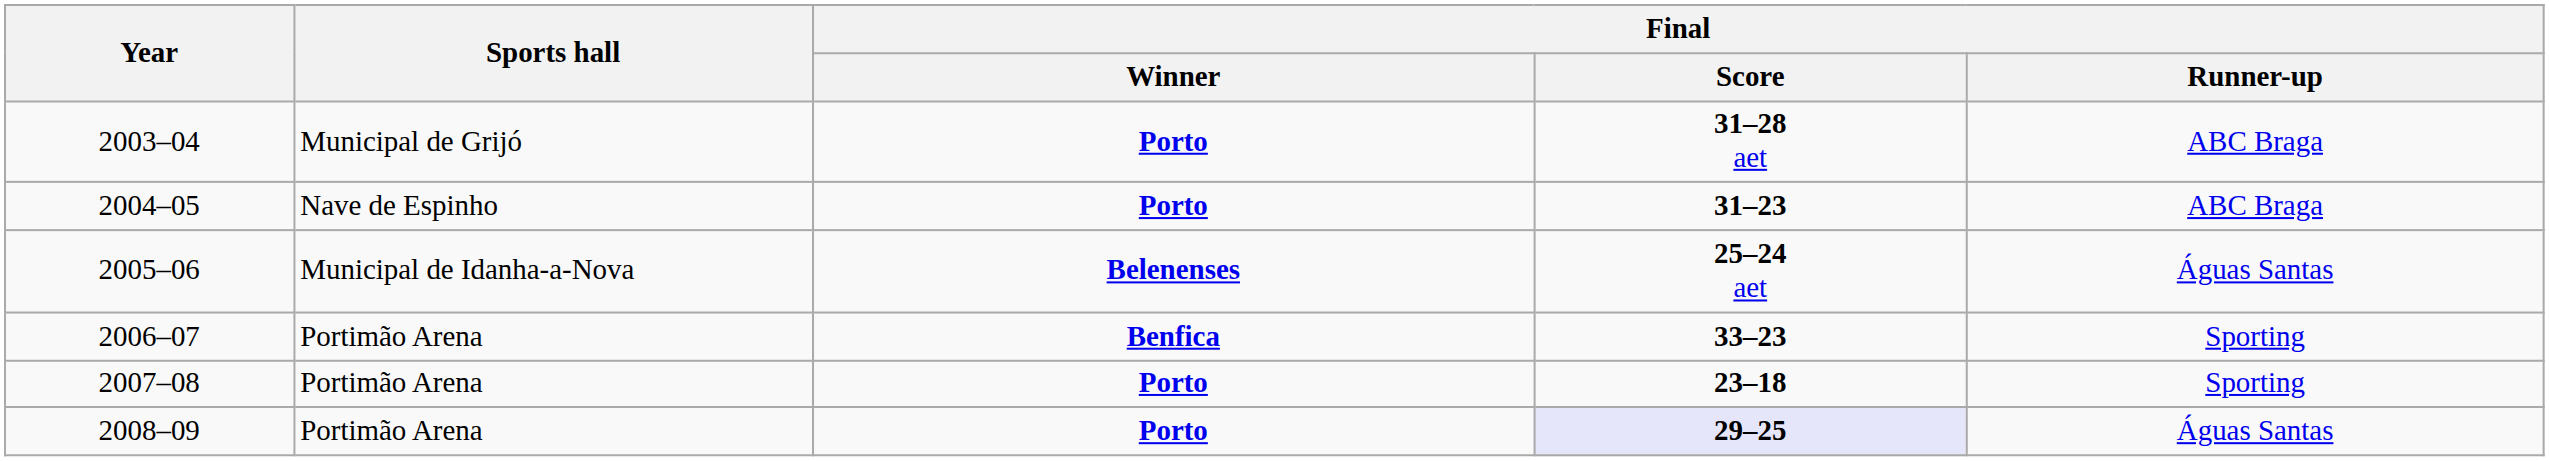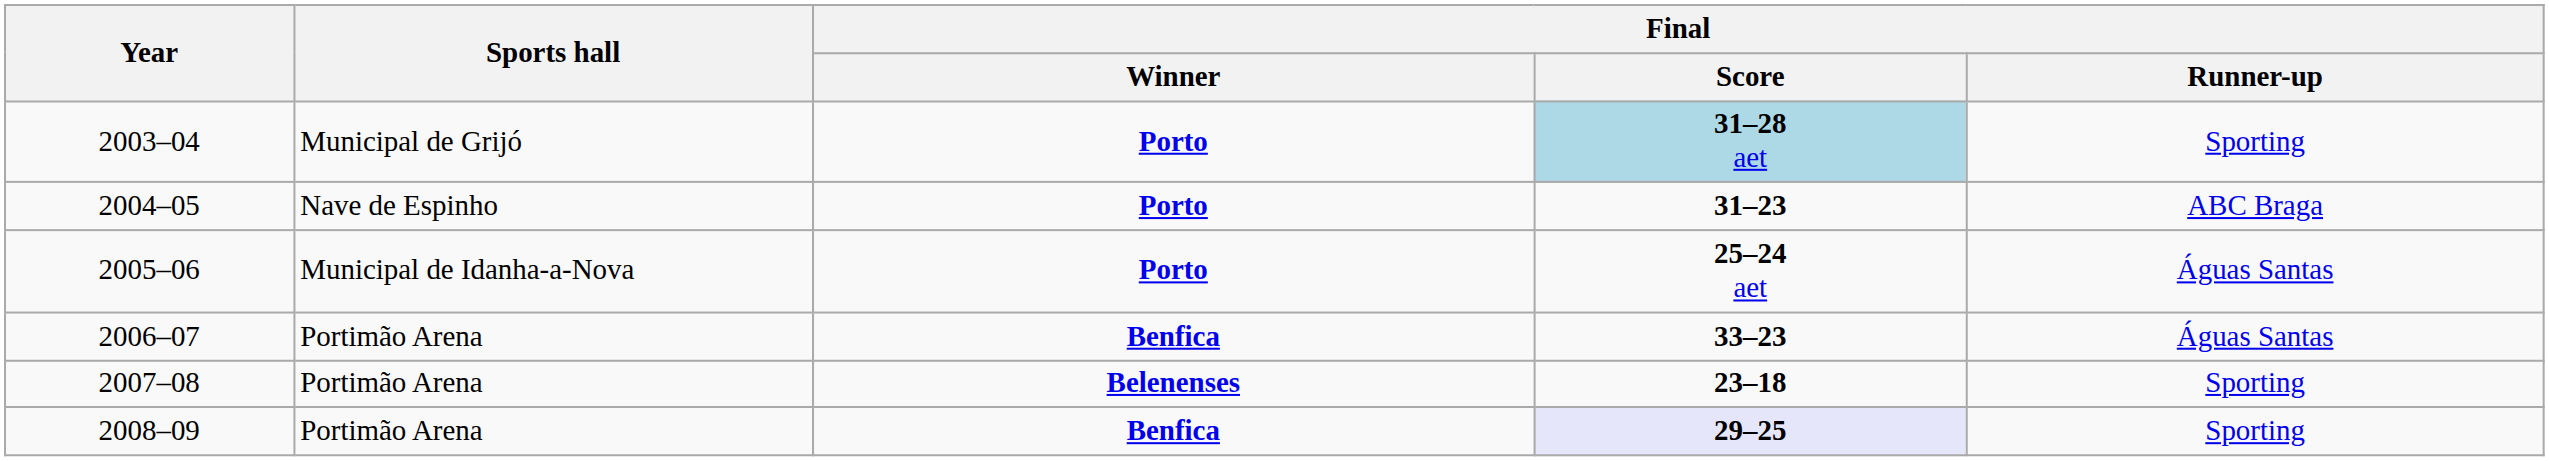(1750, 141) no background -> (1750, 141) lightblue background
(2255, 141) ABC Braga -> (2255, 141) Sporting
(1173, 270) Belenenses -> (1173, 270) Porto
(2255, 335) Sporting -> (2255, 335) Águas Santas
(1173, 383) Porto -> (1173, 383) Belenenses
(1173, 431) Porto -> (1173, 431) Benfica
(2255, 431) Águas Santas -> (2255, 431) Sporting
